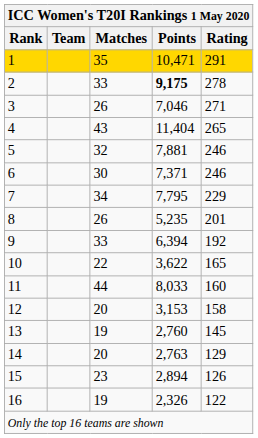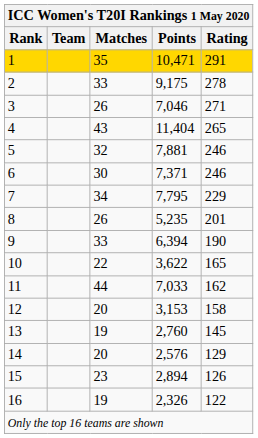(172, 83) bold -> (172, 83) normal
(215, 241) 192 -> (215, 241) 190
(172, 286) 8,033 -> (172, 286) 7,033
(215, 286) 160 -> (215, 286) 162
(172, 354) 2,763 -> (172, 354) 2,576
